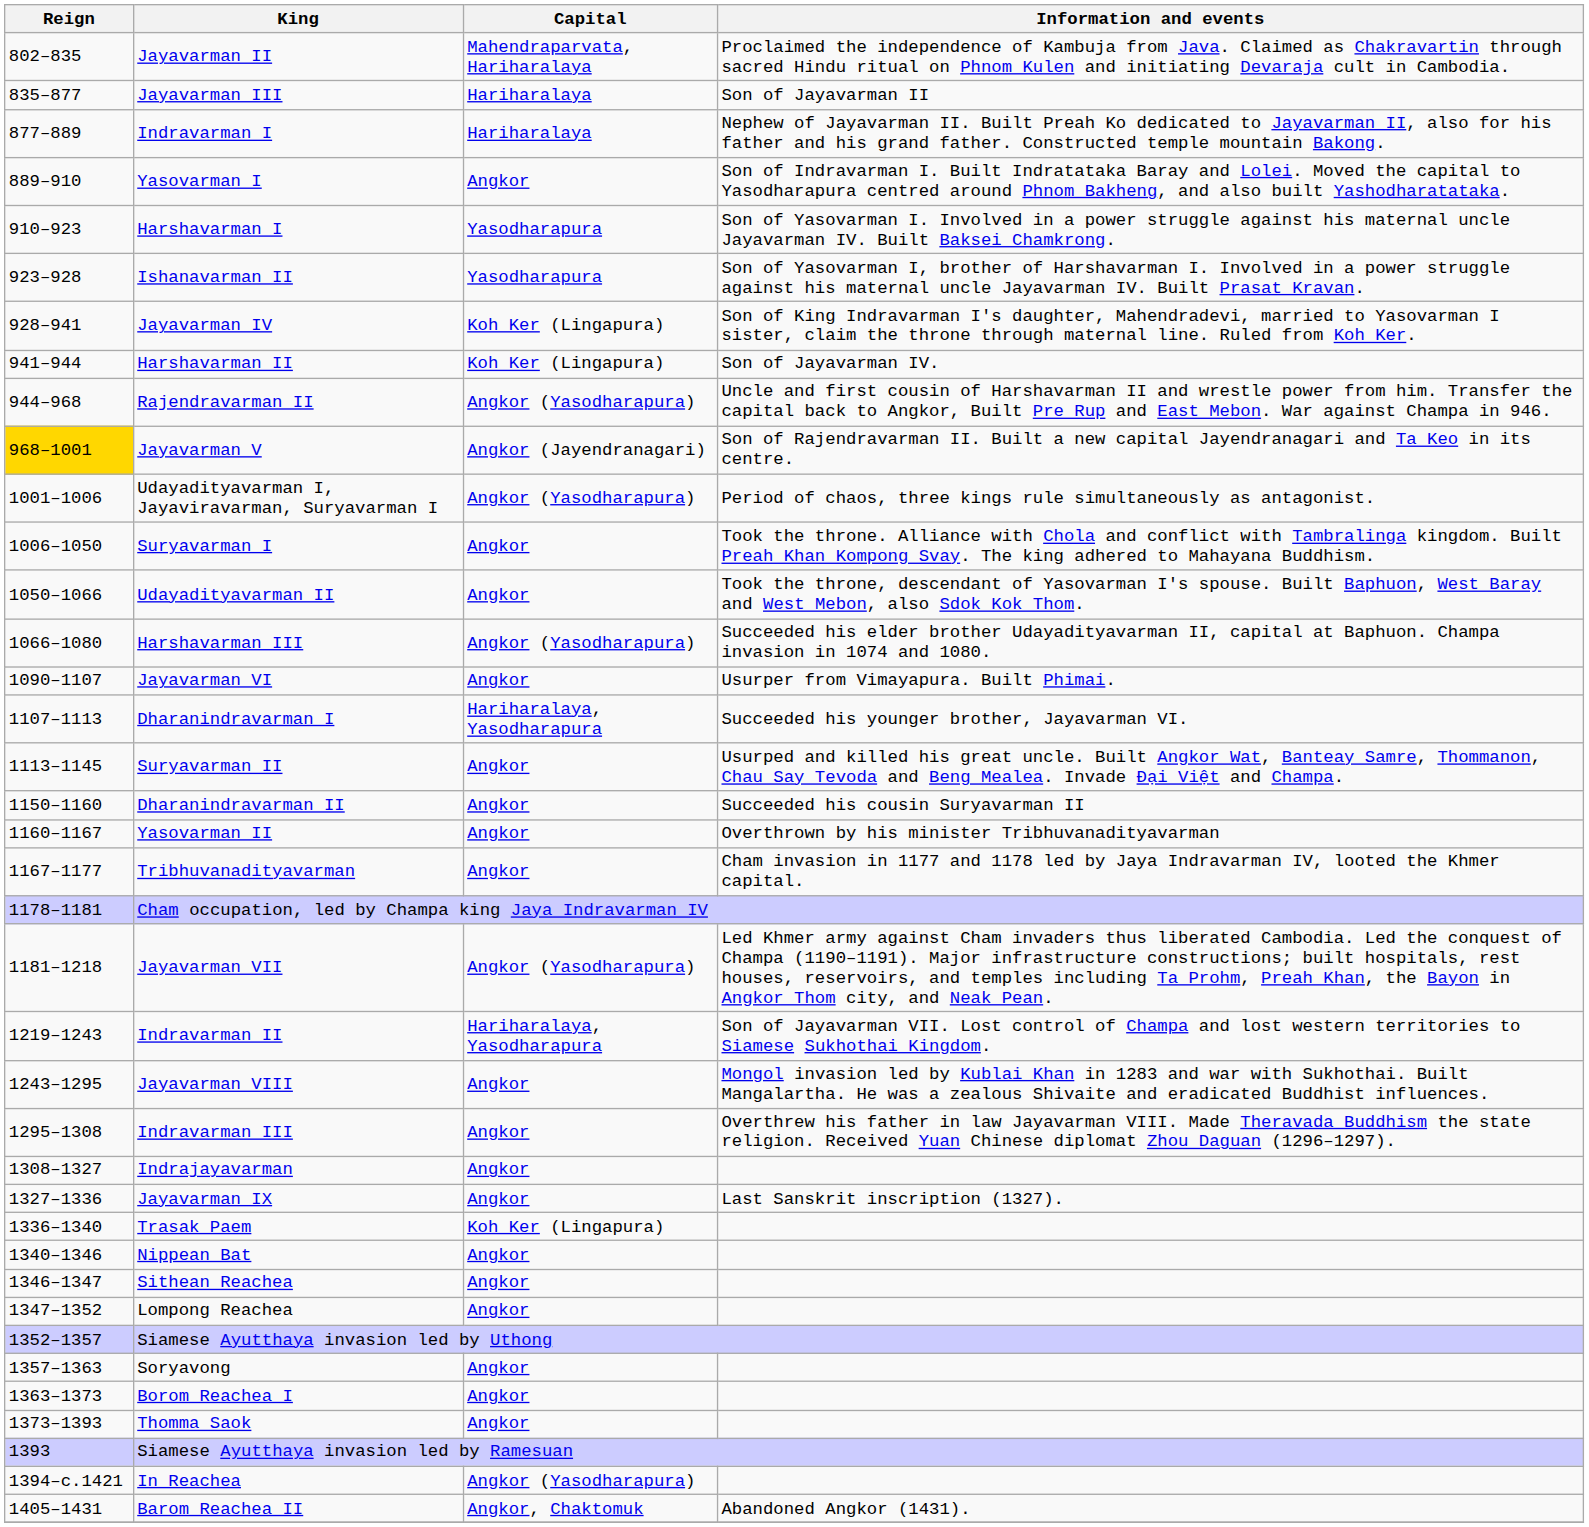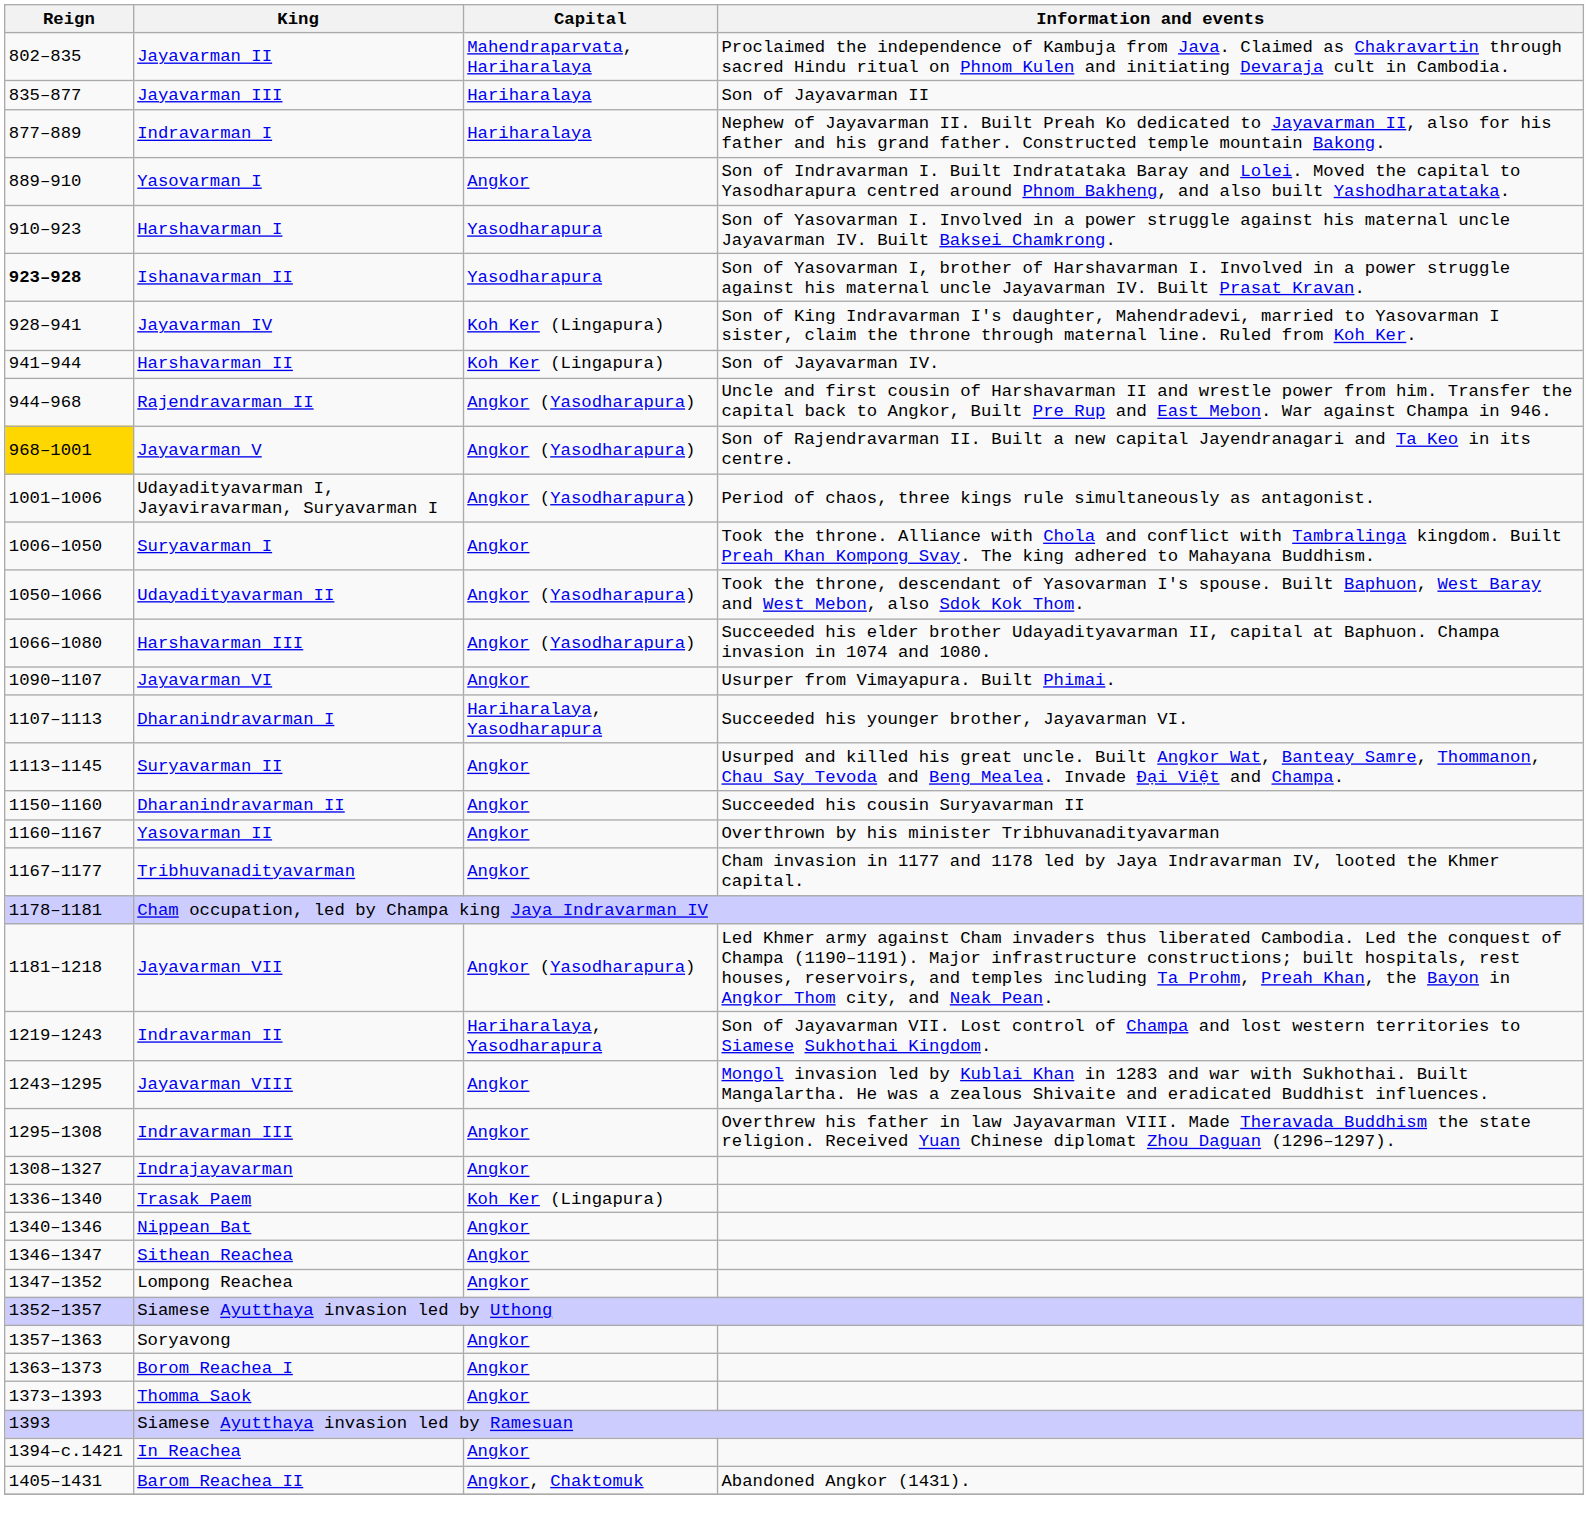(45, 278) normal -> (45, 278) bold
(587, 450) Angkor (Jayendranagari) -> (581, 450) Angkor (Yasodharapura)
(498, 595) Angkor -> (581, 595) Angkor (Yasodharapura)
- row: (205, 1199)
(581, 1480) Angkor (Yasodharapura) -> (498, 1452) Angkor
